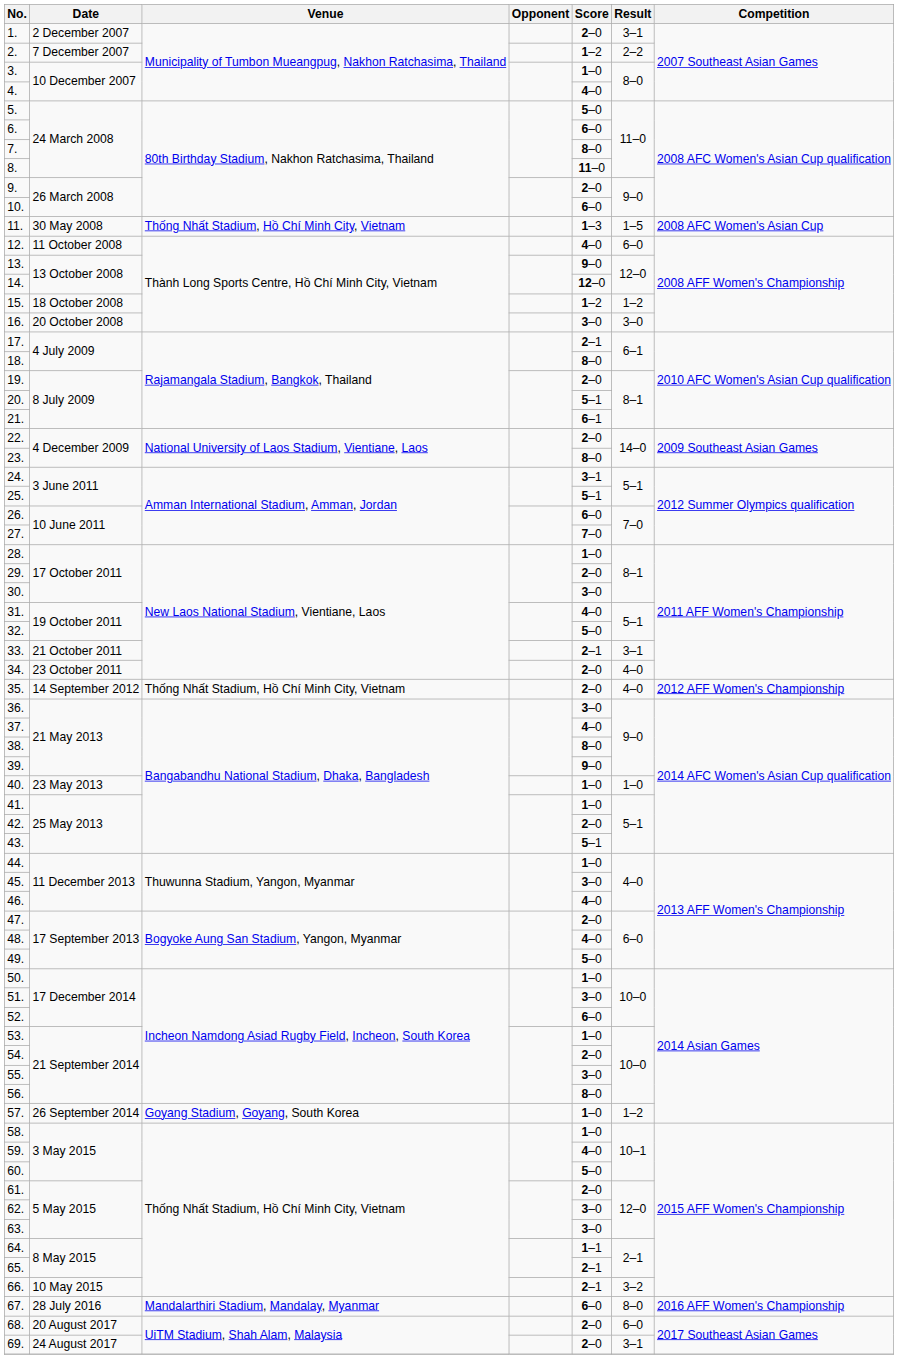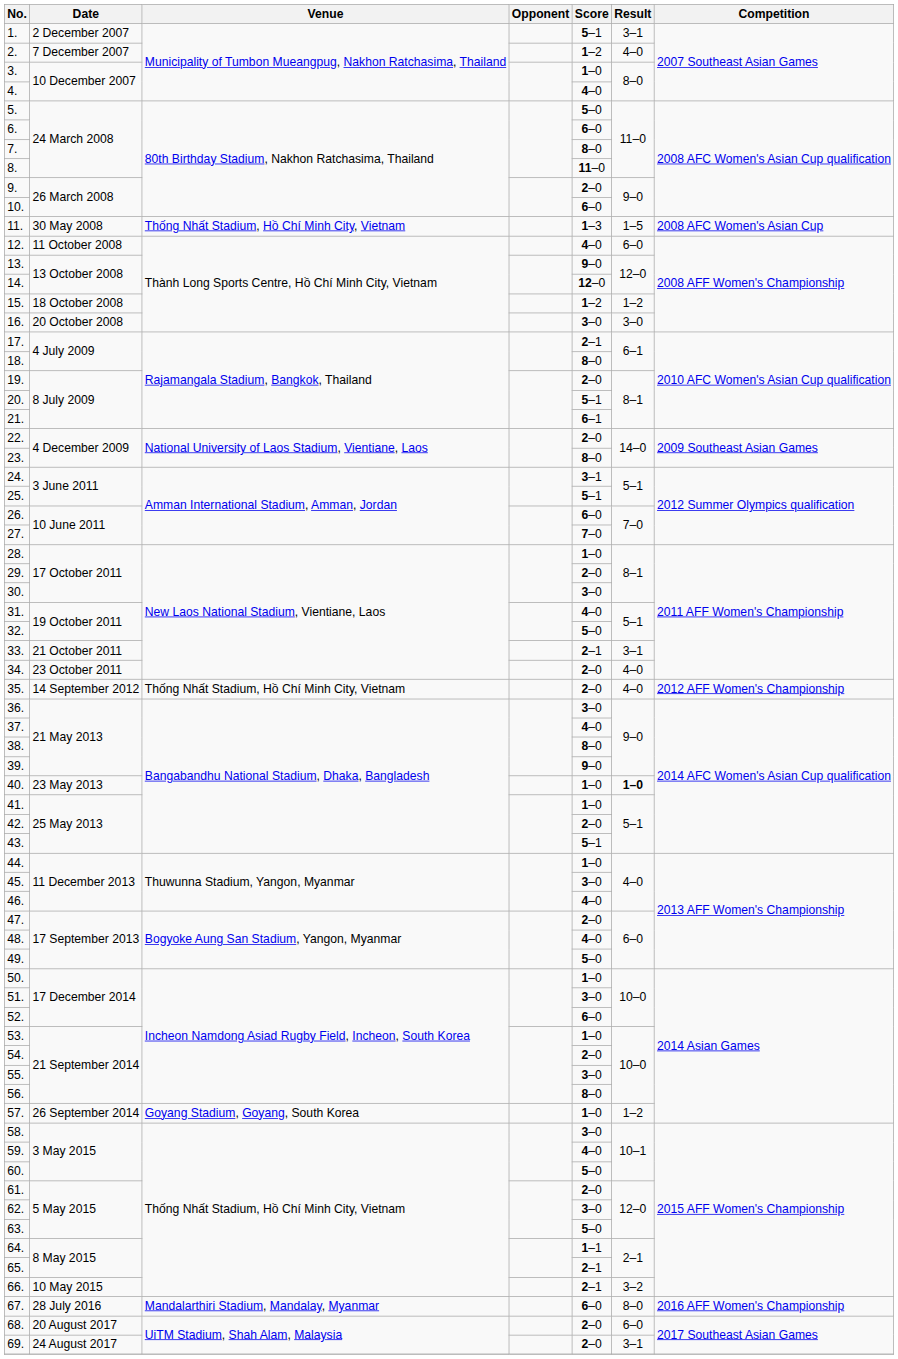(592, 33) 2–0 -> (592, 33) 5–1
(633, 52) 2–2 -> (633, 52) 4–0
(633, 785) normal -> (633, 785) bold
(592, 1132) 1–0 -> (592, 1132) 3–0
(592, 1229) 3–0 -> (592, 1229) 5–0
